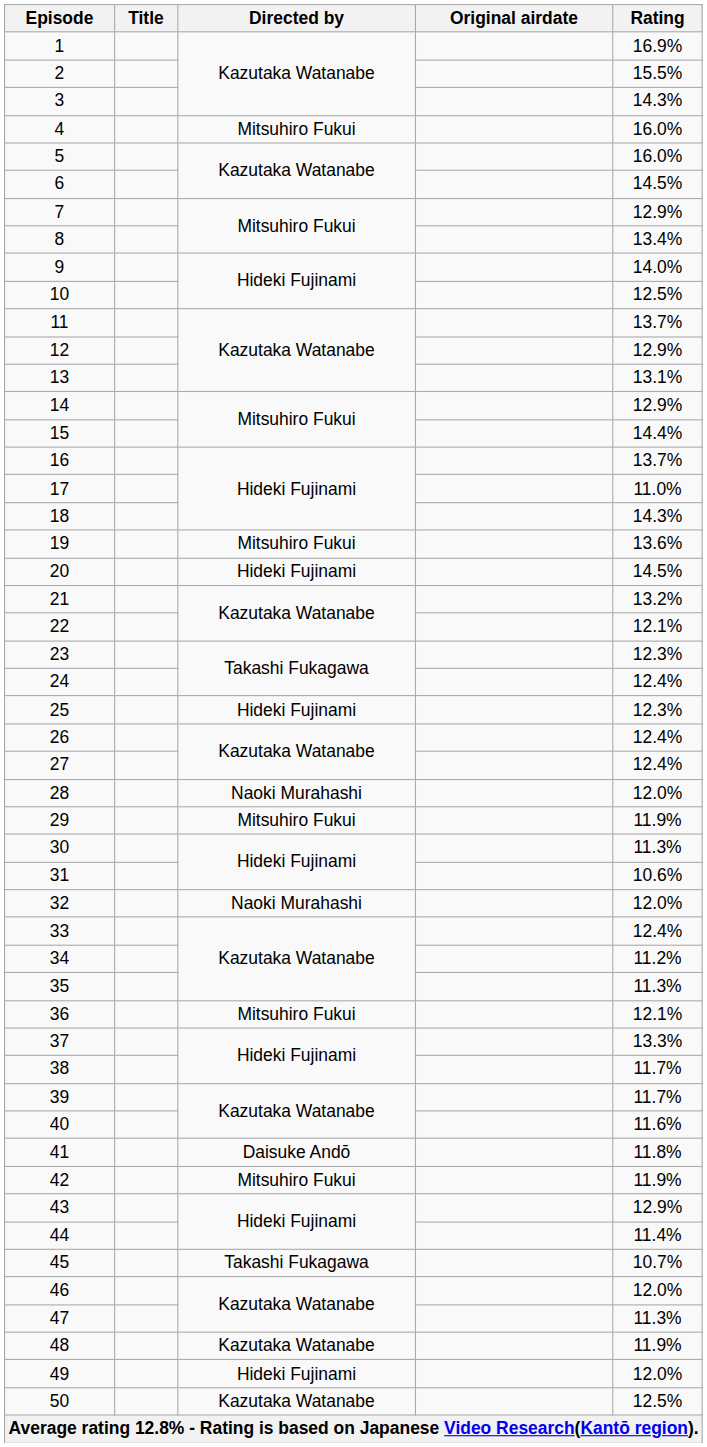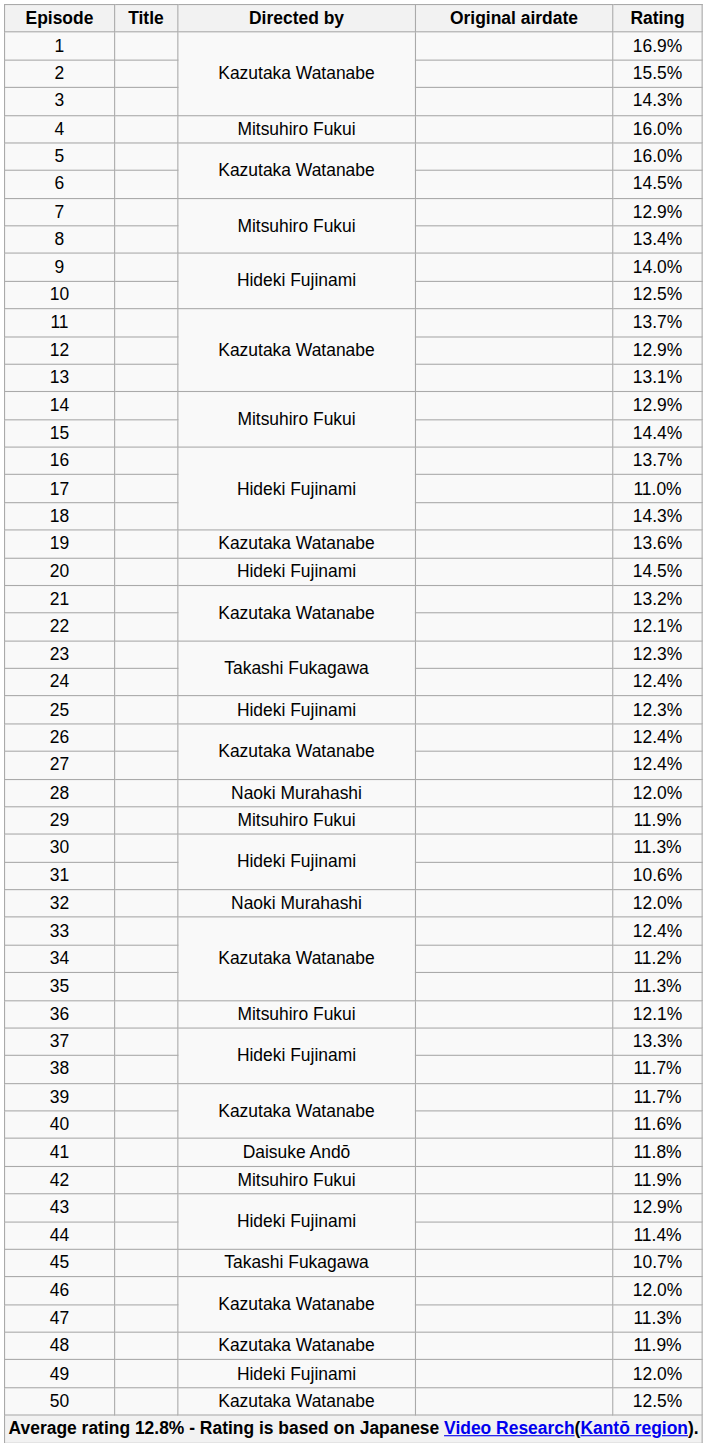(297, 543) Mitsuhiro Fukui -> (296, 543) Kazutaka Watanabe
